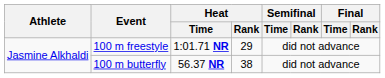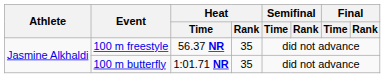(201, 47) 1:01.71 NR -> (201, 47) 56.37 NR
(246, 47) 29 -> (246, 47) 35
(201, 64) 56.37 NR -> (201, 64) 1:01.71 NR
(246, 64) 38 -> (246, 64) 35
